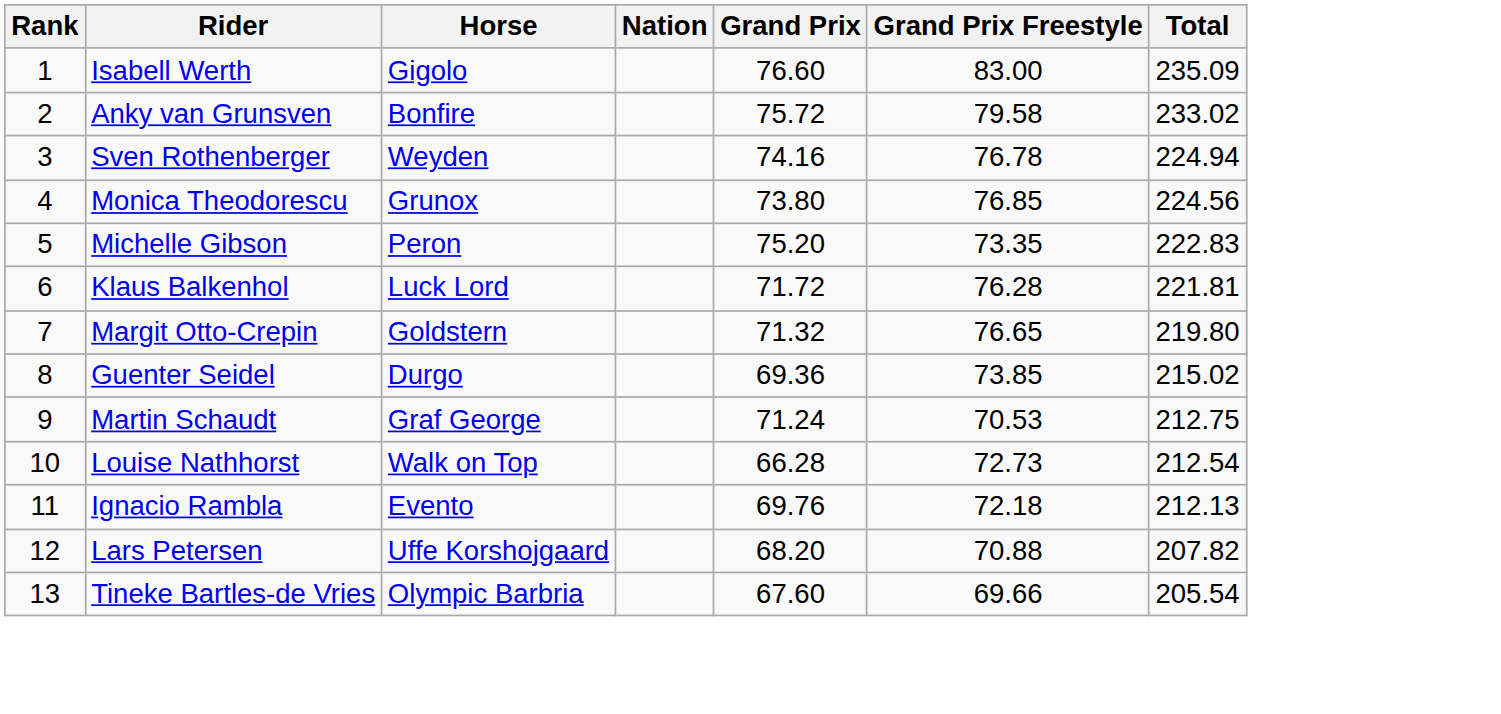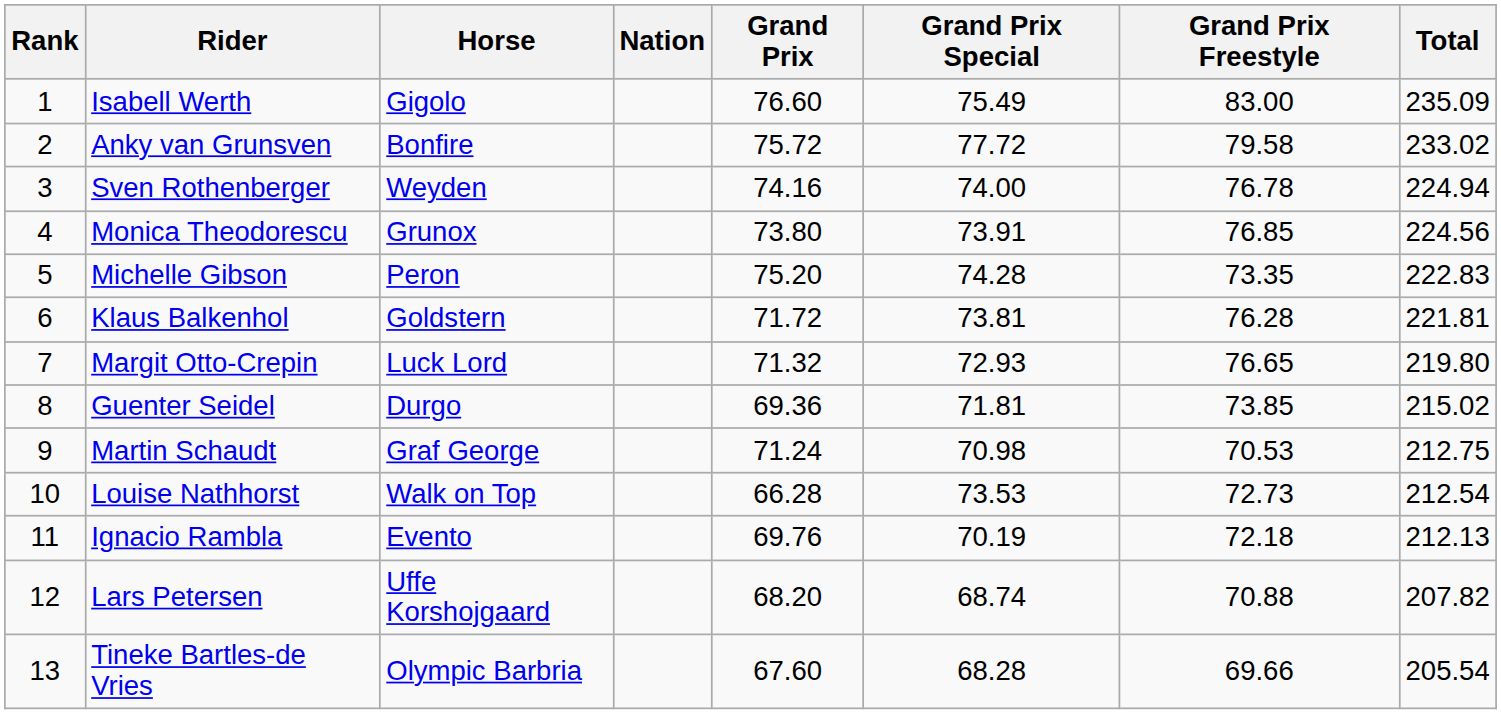+ column: (992, 41)
(448, 288) Luck Lord -> (446, 319) Goldstern
(448, 331) Goldstern -> (447, 362) Luck Lord
